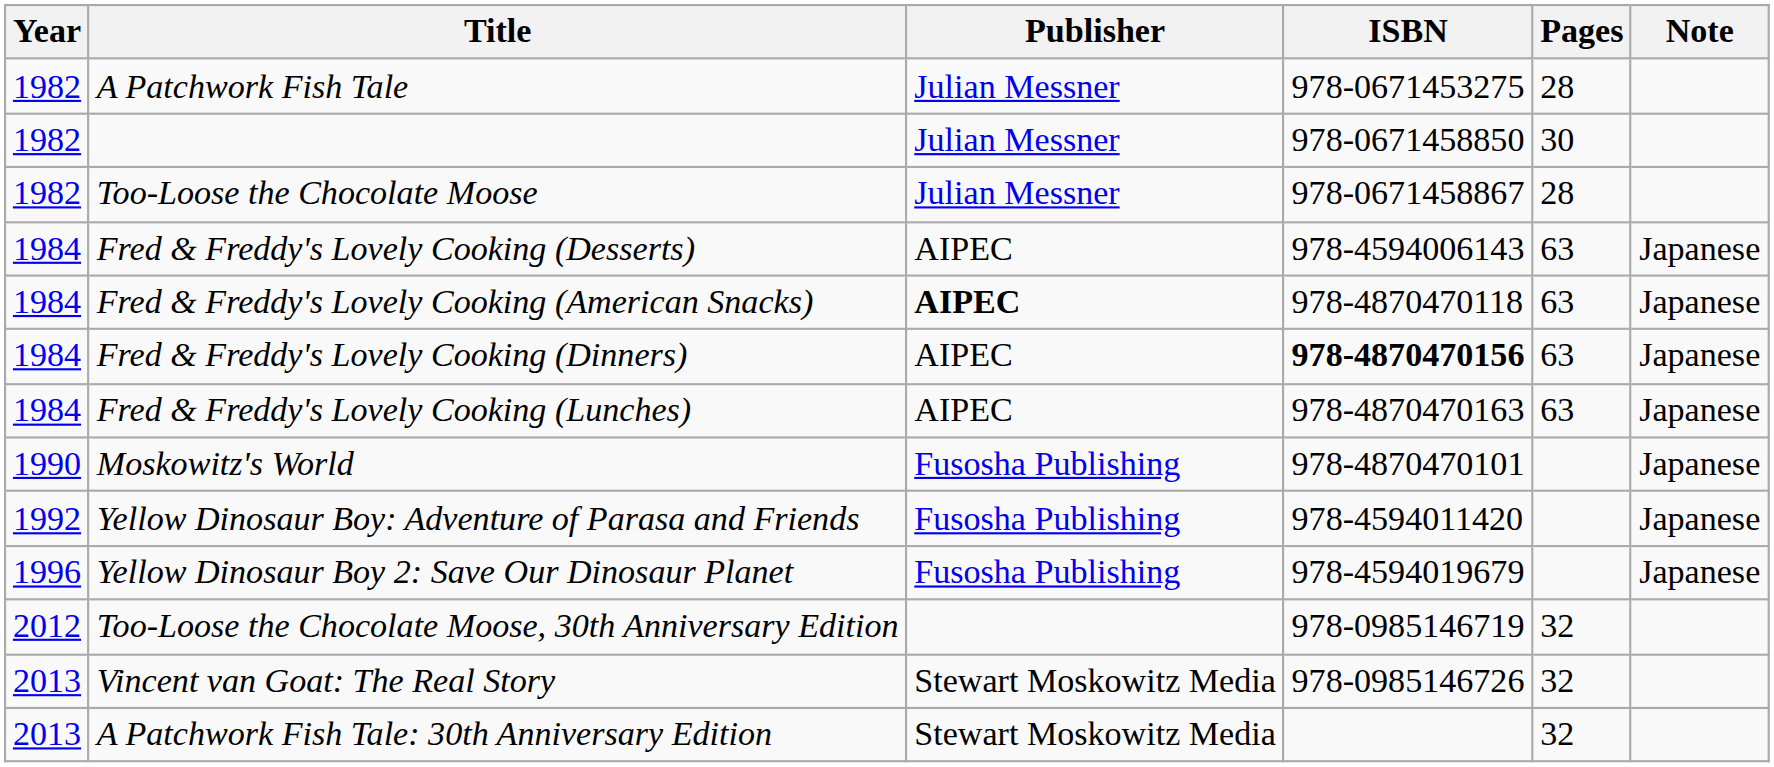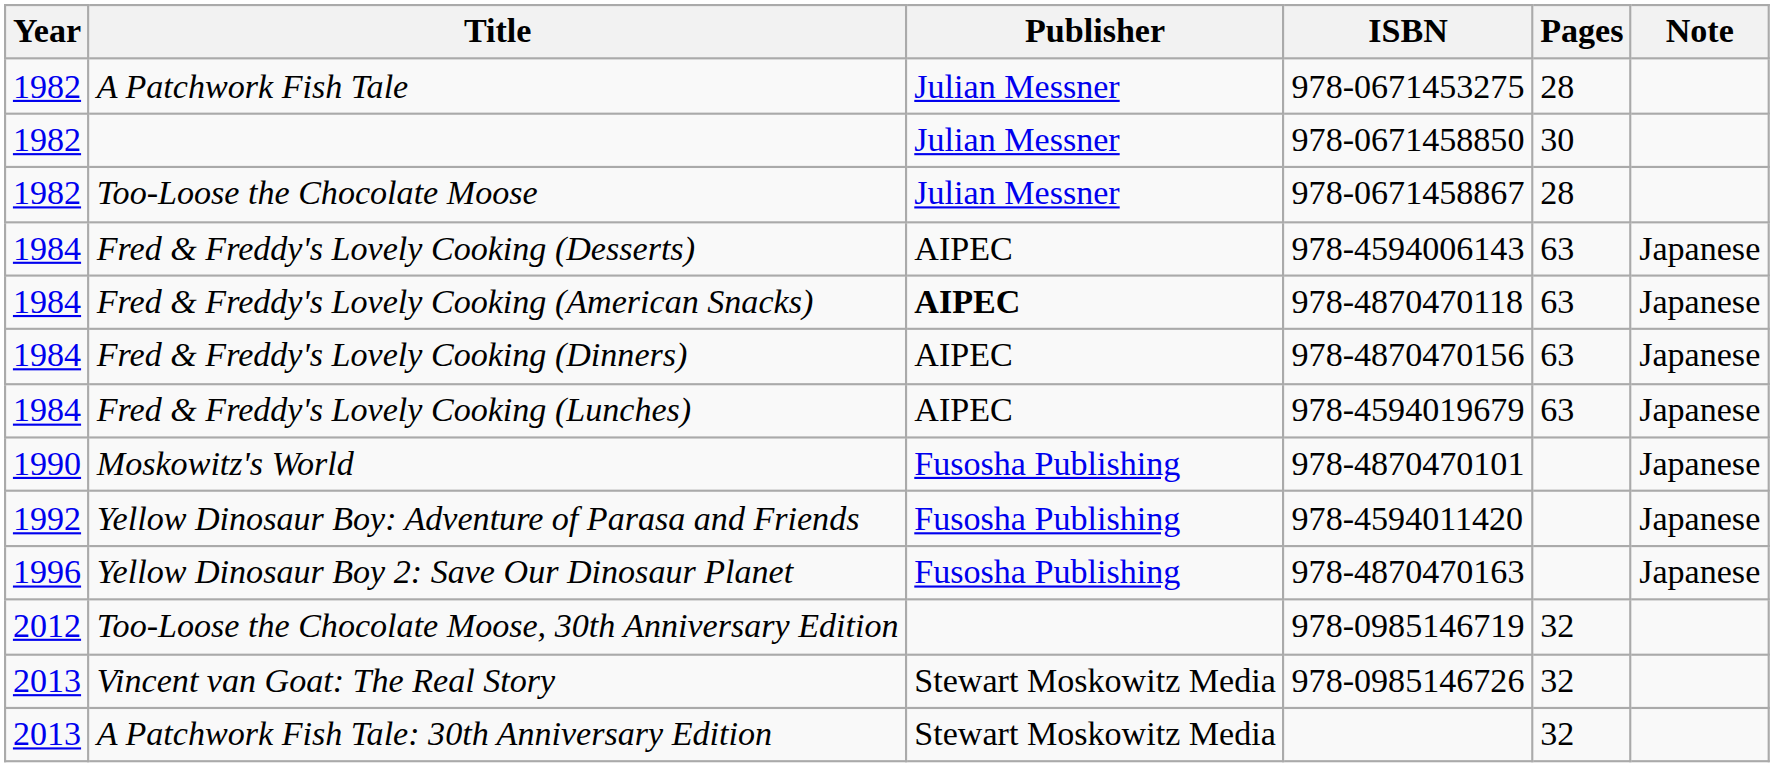(1408, 355) bold -> (1408, 355) normal
(1408, 409) 978-4870470163 -> (1408, 409) 978-4594019679
(1408, 572) 978-4594019679 -> (1408, 572) 978-4870470163
